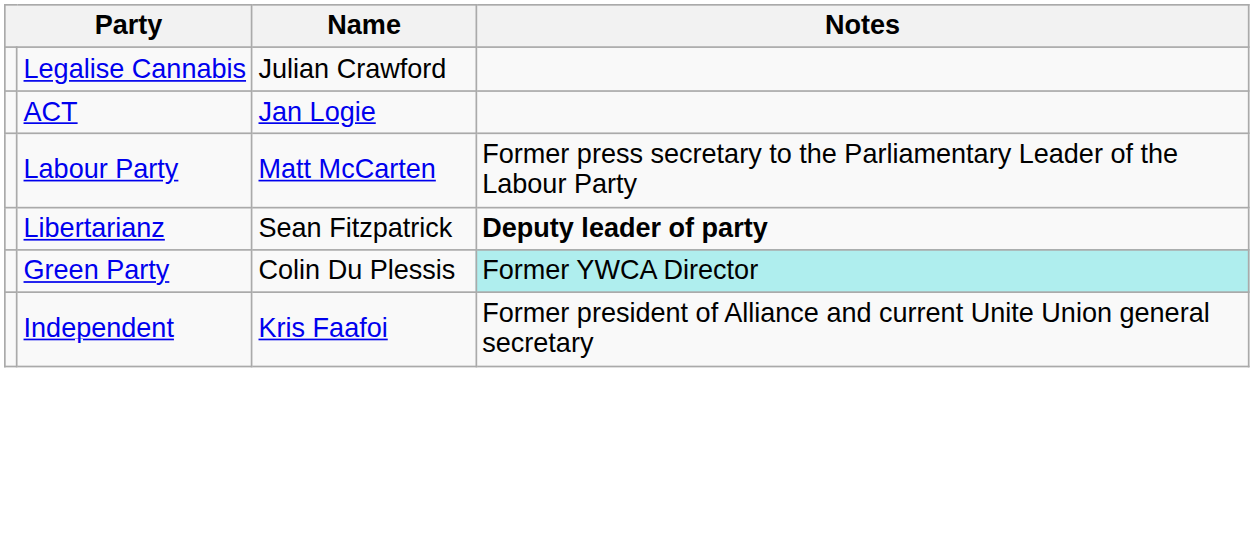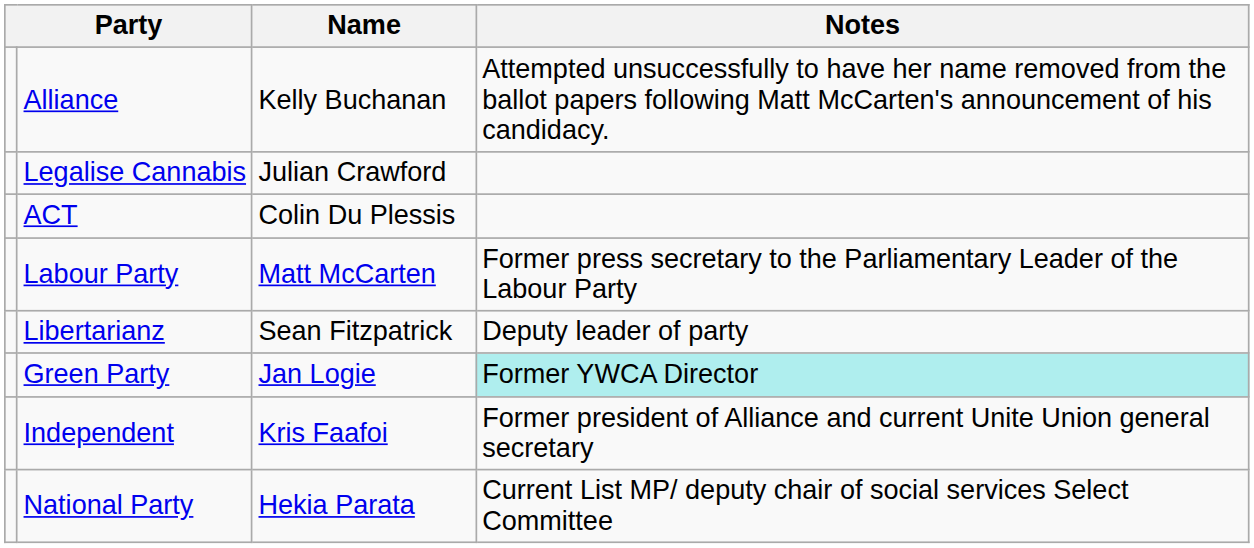+ row: (71, 99)
(317, 111) Jan Logie -> (357, 215) Colin Du Plessis
(625, 227) bold -> (615, 331) normal
(357, 270) Colin Du Plessis -> (317, 374) Jan Logie
+ row: (108, 505)
